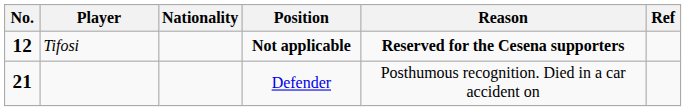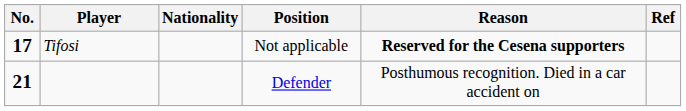(22, 46) 12 -> (22, 46) 17
(301, 46) bold -> (301, 46) normal
